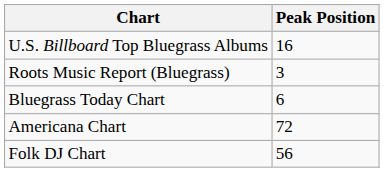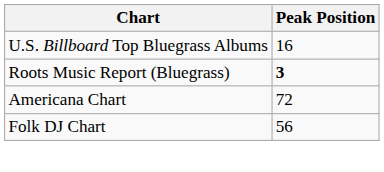(280, 72) normal -> (280, 72) bold
- row: (87, 99)
